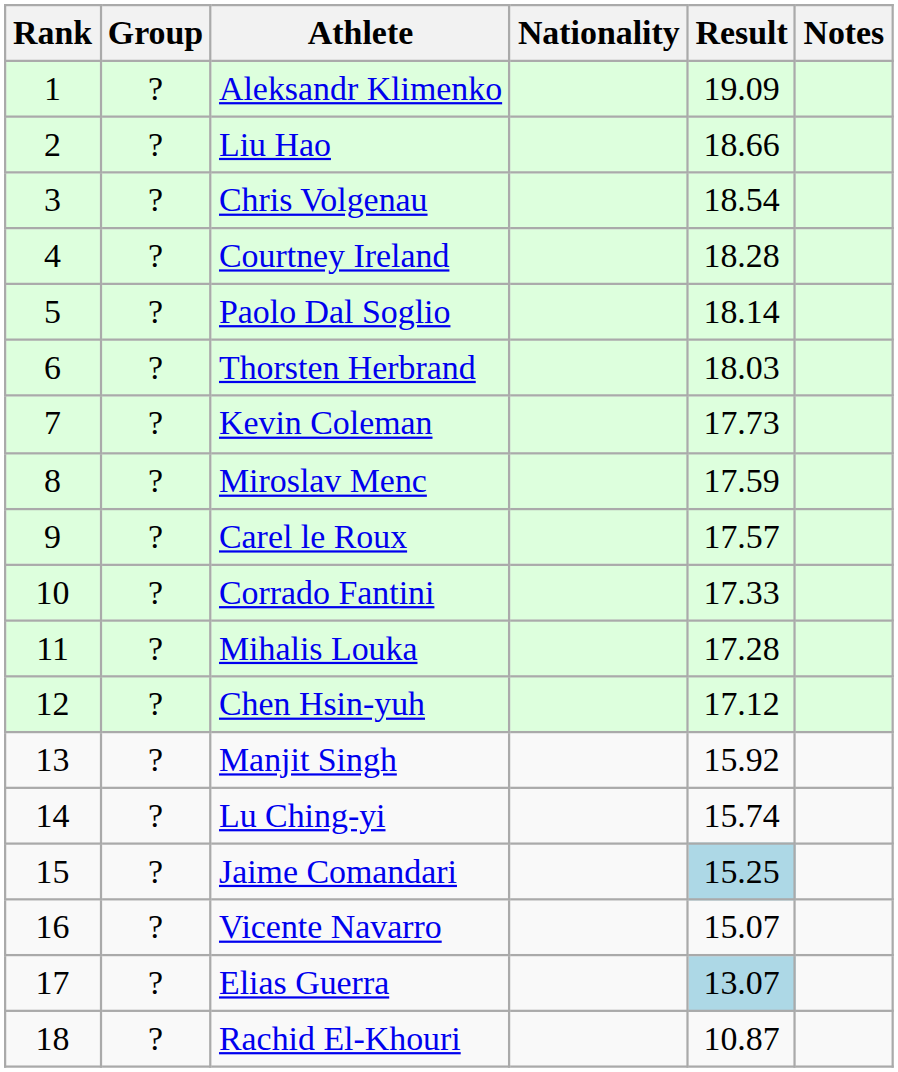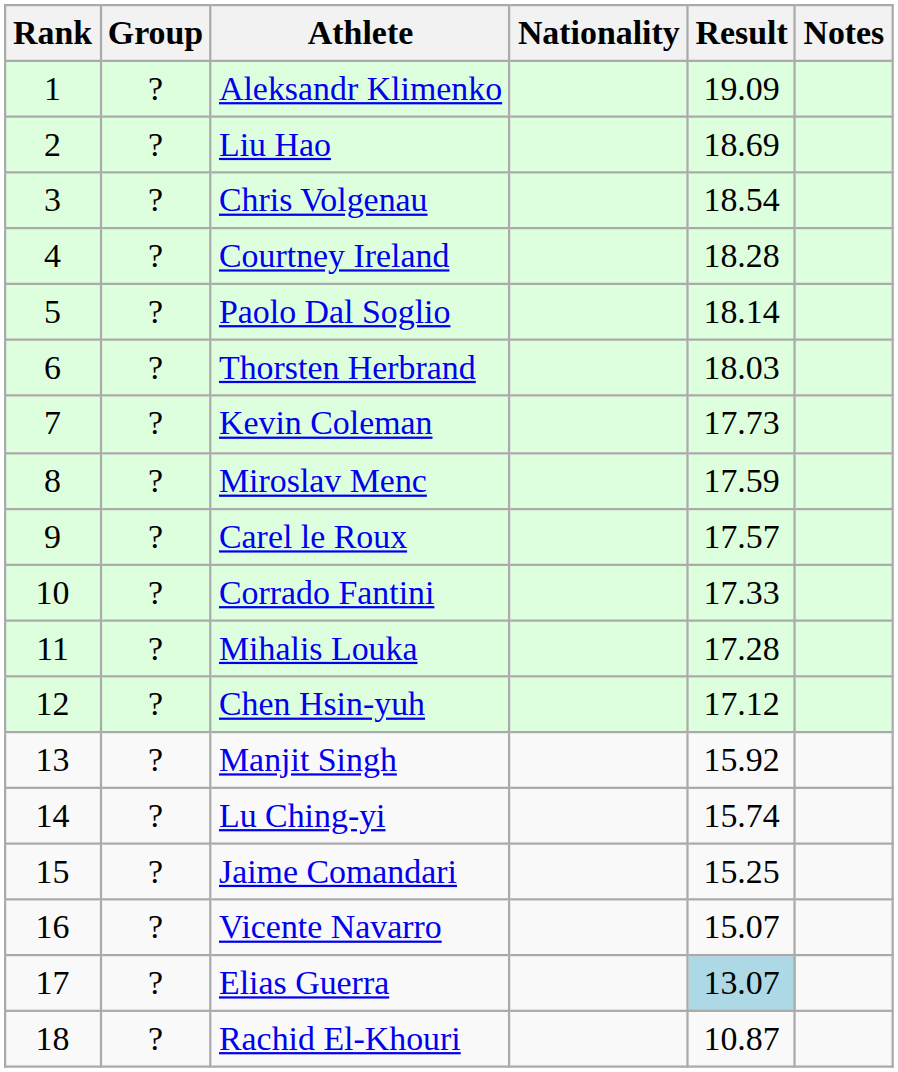(742, 144) 18.66 -> (742, 144) 18.69
(742, 870) lightblue background -> (742, 870) no background
